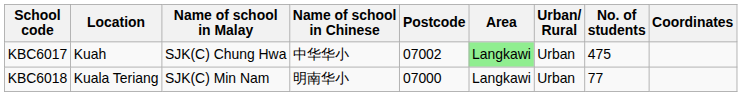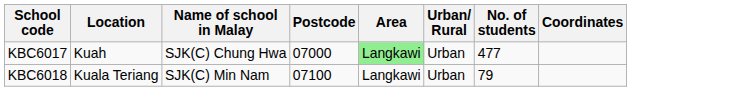- column: (345, 23)
(422, 54) 07002 -> (312, 53) 07000
(599, 54) 475 -> (489, 53) 477
(422, 79) 07000 -> (312, 75) 07100
(595, 79) 77 -> (485, 75) 79
